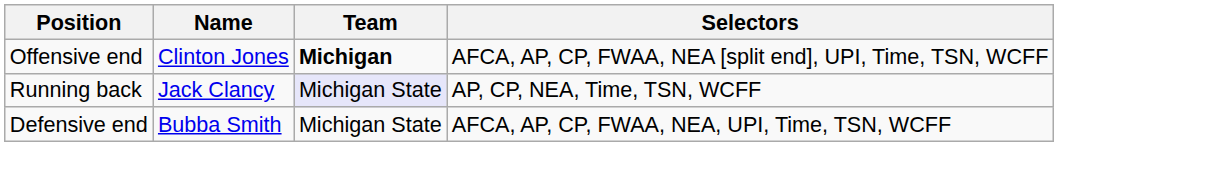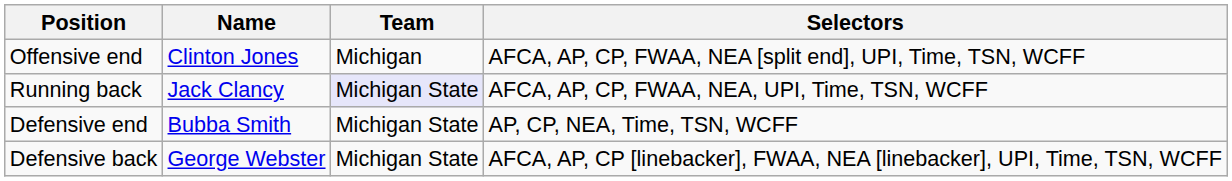(346, 56) bold -> (379, 56) normal
(607, 90) AP, CP, NEA, Time, TSN, WCFF -> (738, 90) AFCA, AP, CP, FWAA, NEA, UPI, Time, TSN, WCFF
(702, 125) AFCA, AP, CP, FWAA, NEA, UPI, Time, TSN, WCFF -> (643, 125) AP, CP, NEA, Time, TSN, WCFF
+ row: (84, 159)
